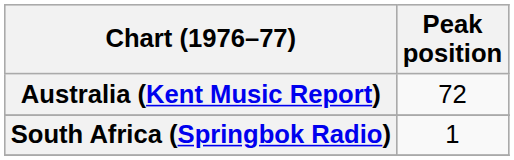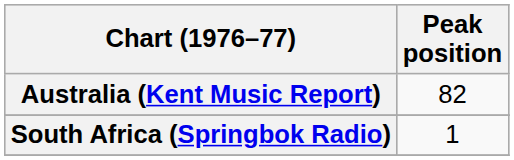(452, 94) 72 -> (452, 94) 82
